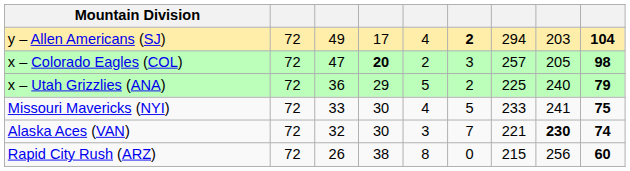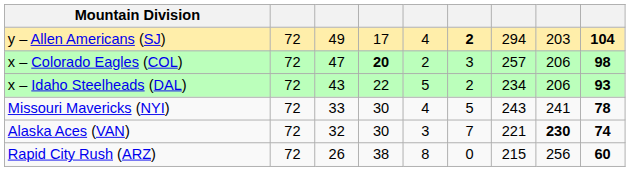(558, 62) 205 -> (558, 62) 206
+ row: (97, 85)
- row: (87, 85)
(514, 108) 233 -> (514, 108) 243
(602, 108) 75 -> (602, 108) 78
